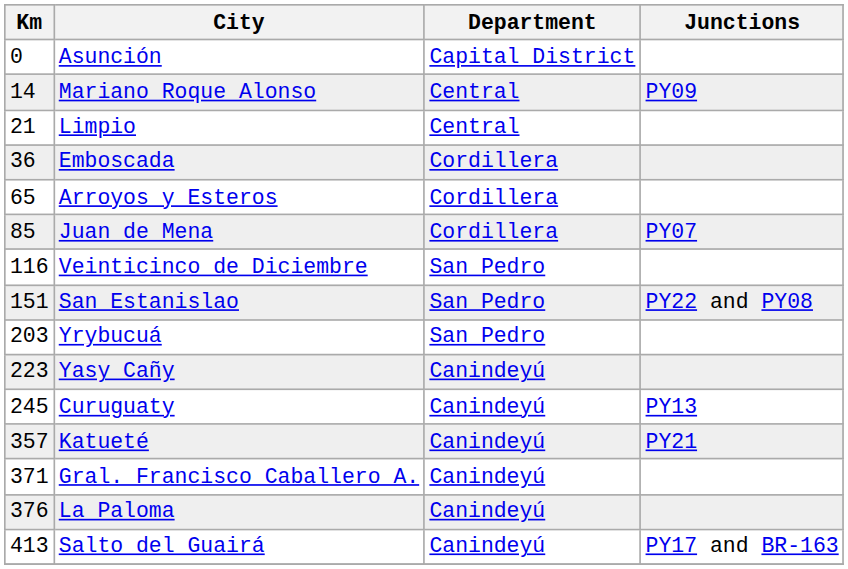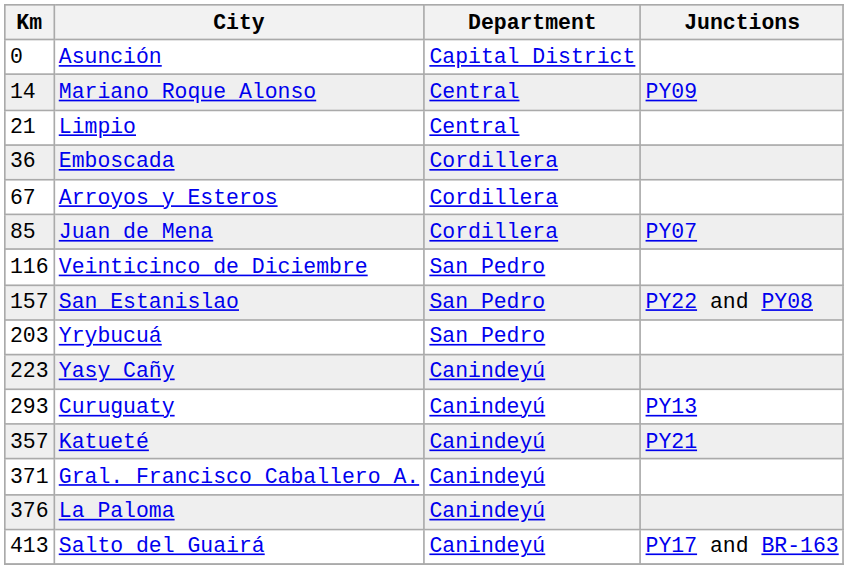(23, 197) 65 -> (23, 197) 67
(29, 302) 151 -> (29, 302) 157
(29, 407) 245 -> (29, 407) 293
